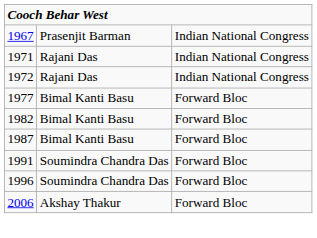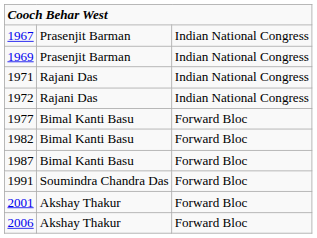+ row: (21, 56)
- row: (21, 181)
+ row: (21, 202)
